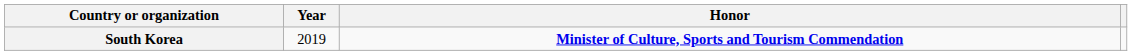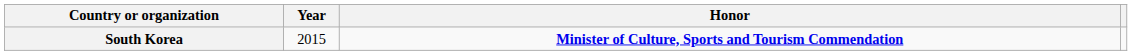(312, 38) 2019 -> (312, 38) 2015
